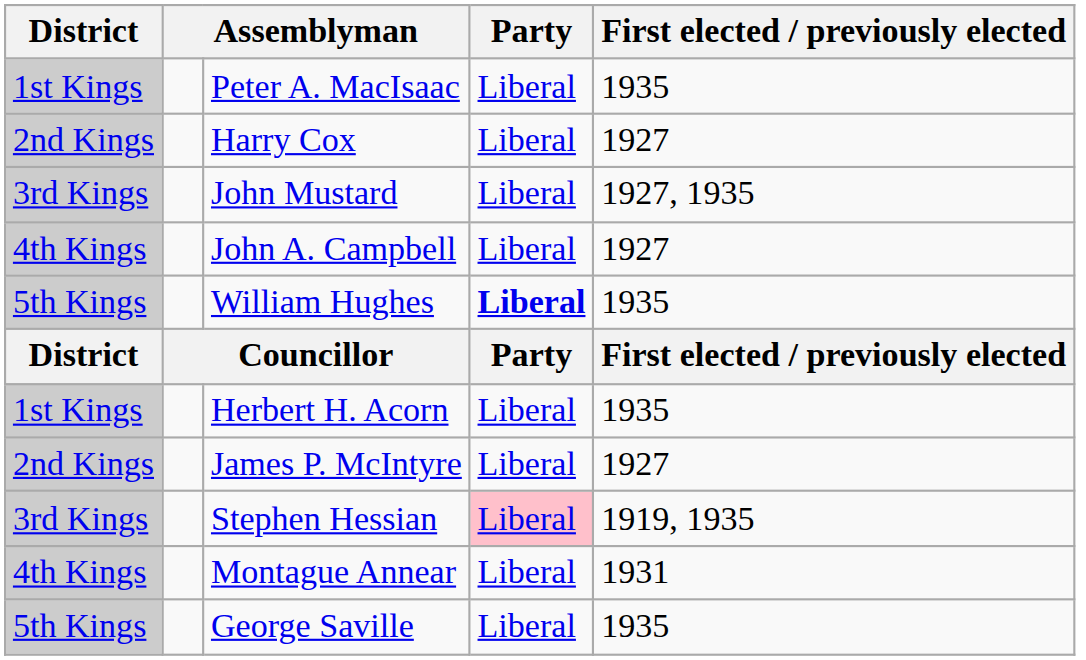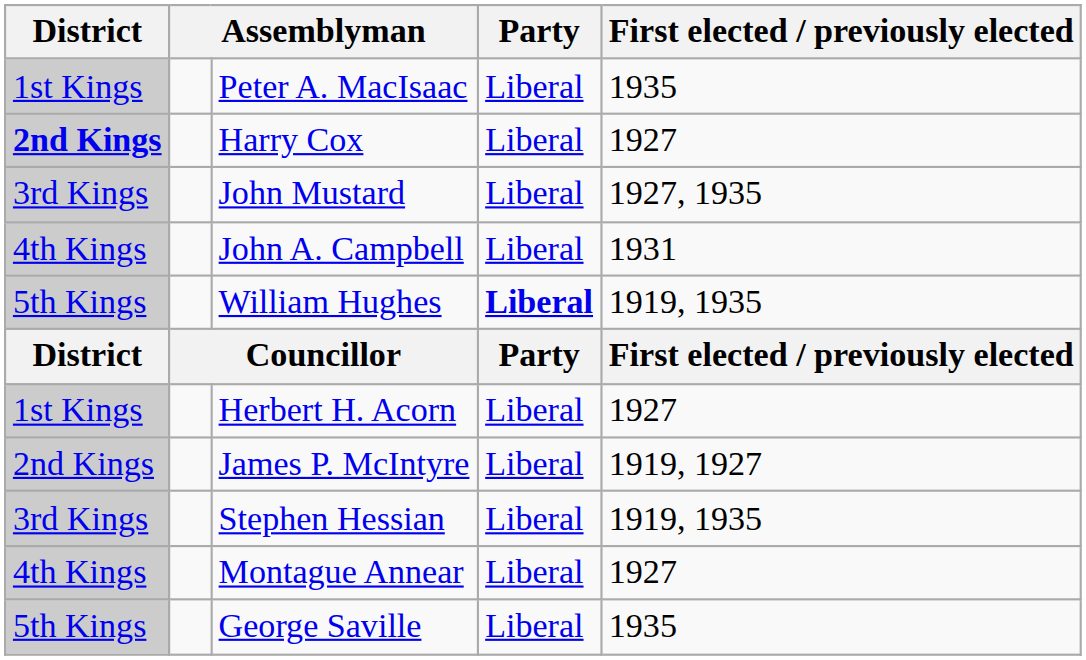(83, 139) normal -> (87, 139) bold
(635, 247) 1927 -> (643, 247) 1931
(635, 301) 1935 -> (685, 301) 1919, 1935
(635, 409) 1935 -> (643, 409) 1927
(635, 463) 1927 -> (685, 463) 1919, 1927
(527, 517) pink background -> (534, 517) no background
(635, 572) 1931 -> (643, 572) 1927
